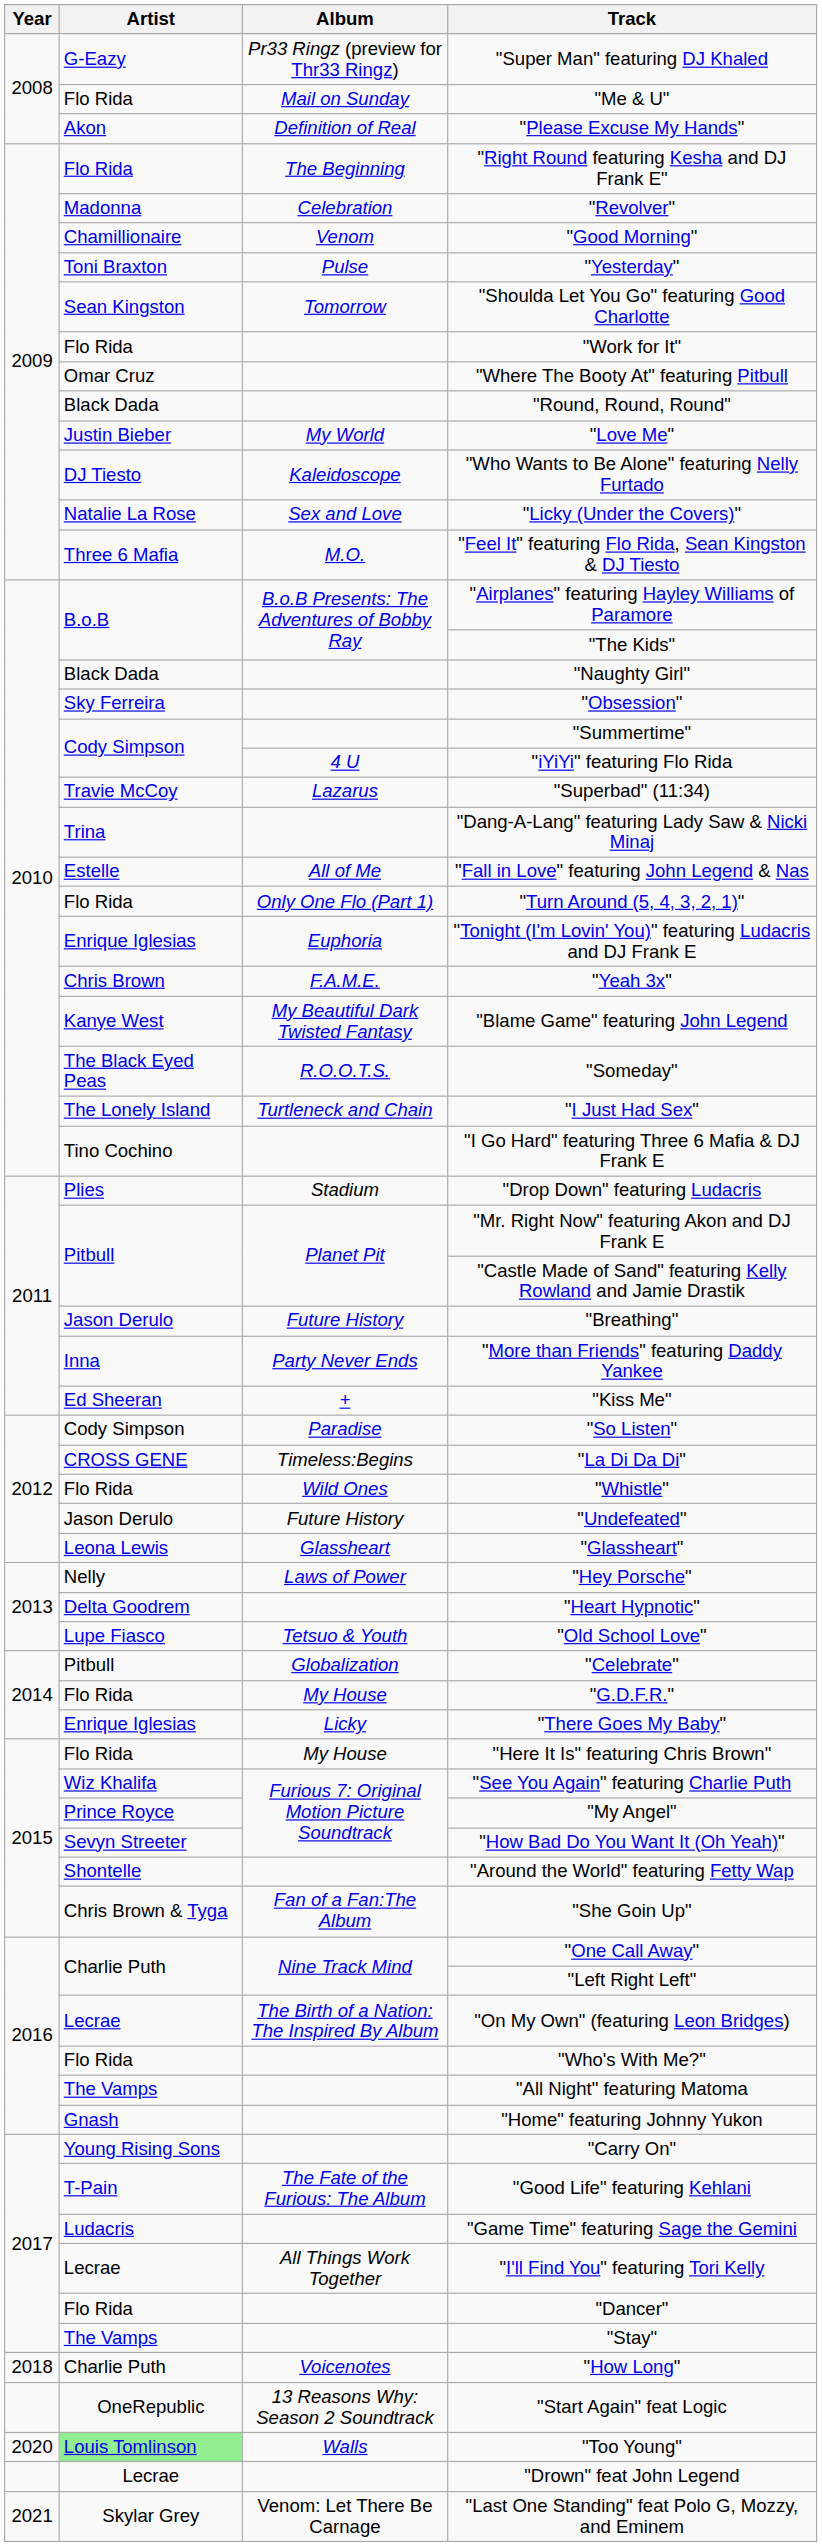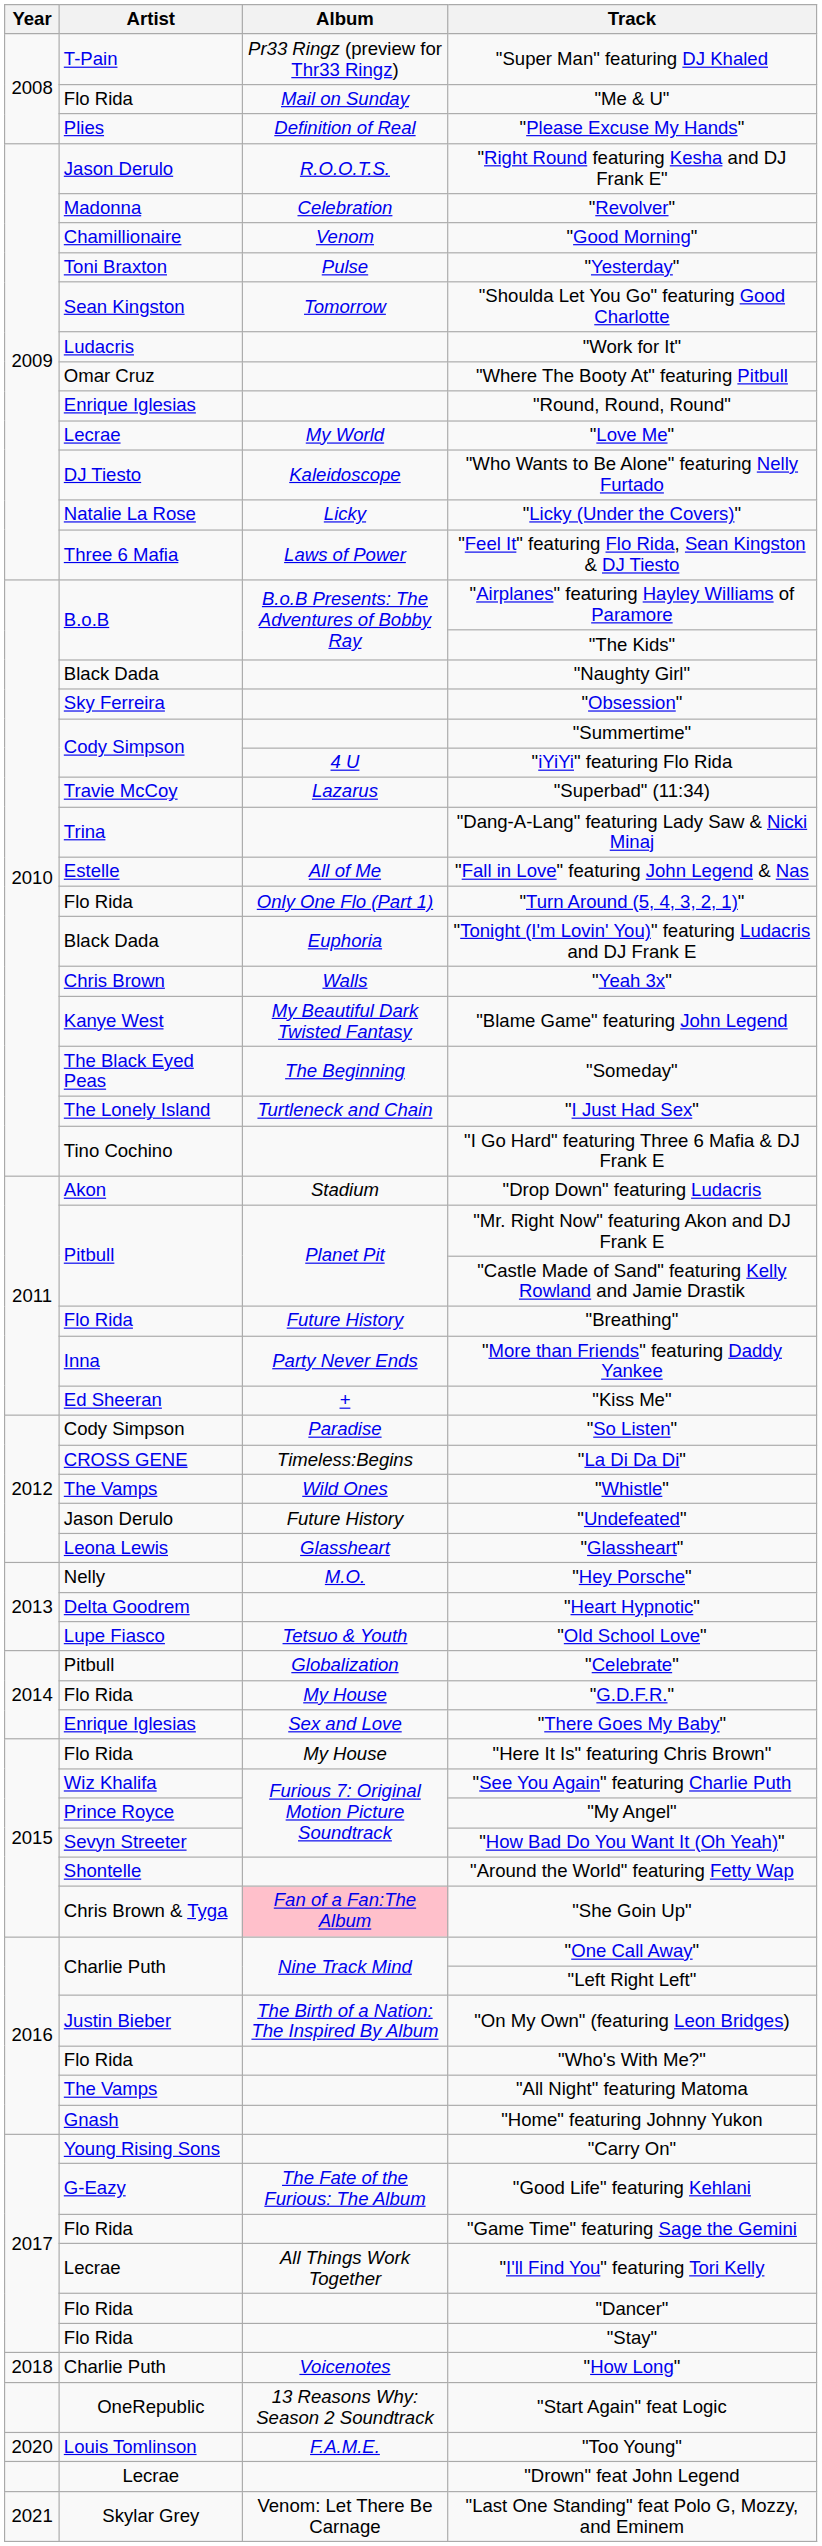(95, 59) G-Eazy -> (91, 59) T-Pain
(85, 128) Akon -> (84, 128) Plies
(98, 168) Flo Rida -> (118, 168) Jason Derulo
(345, 168) The Beginning -> (345, 168) R.O.O.T.S.
(98, 346) Flo Rida -> (99, 346) Ludacris
(111, 405) Black Dada -> (130, 405) Enrique Iglesias
(117, 435) Justin Bieber -> (92, 435) Lecrae
(345, 514) Sex and Love -> (345, 514) Licky
(345, 554) M.O. -> (345, 554) Laws of Power
(130, 941) Enrique Iglesias -> (111, 941) Black Dada
(345, 981) F.A.M.E. -> (345, 981) Walls
(345, 1071) R.O.O.T.S. -> (345, 1071) The Beginning
(84, 1190) Plies -> (85, 1190) Akon
(118, 1320) Jason Derulo -> (98, 1320) Flo Rida
(98, 1488) Flo Rida -> (111, 1488) The Vamps
(345, 1577) Laws of Power -> (345, 1577) M.O.
(345, 1724) Licky -> (345, 1724) Sex and Love
(345, 1911) no background -> (345, 1911) pink background
(92, 2020) Lecrae -> (117, 2020) Justin Bieber
(91, 2188) T-Pain -> (95, 2188) G-Eazy
(99, 2228) Ludacris -> (98, 2228) Flo Rida
(111, 2337) The Vamps -> (98, 2337) Flo Rida
(130, 2446) lightgreen background -> (130, 2446) no background
(345, 2446) Walls -> (345, 2446) F.A.M.E.
